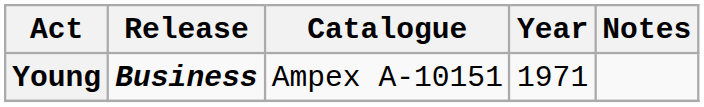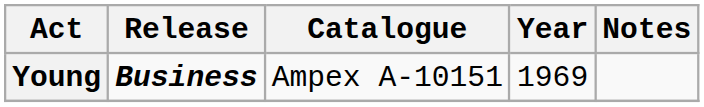(553, 78) 1971 -> (553, 78) 1969
